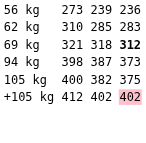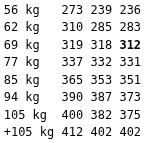(72, 45) 321 -> (72, 45) 319
+ row: (22, 62)
+ row: (22, 80)
(72, 62) 398 -> (72, 97) 390
(130, 97) pink background -> (130, 132) no background
